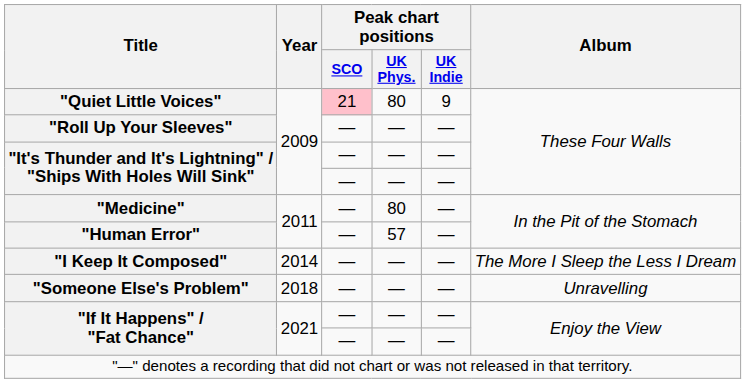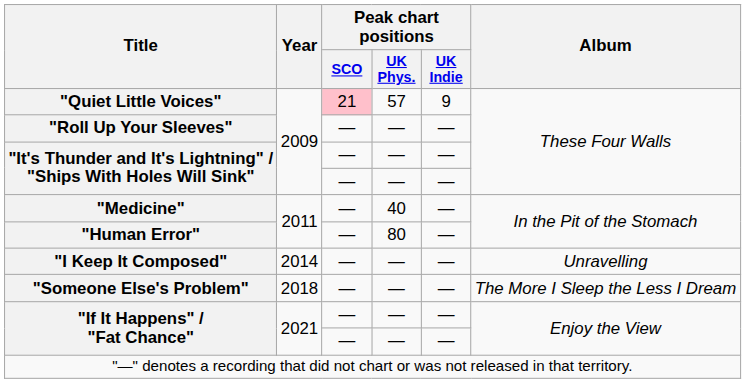(396, 101) 80 -> (396, 101) 57
(396, 208) 80 -> (396, 208) 40
(396, 234) 57 -> (396, 234) 80
(605, 261) The More I Sleep the Less I Dream -> (605, 261) Unravelling
(605, 288) Unravelling -> (605, 288) The More I Sleep the Less I Dream
